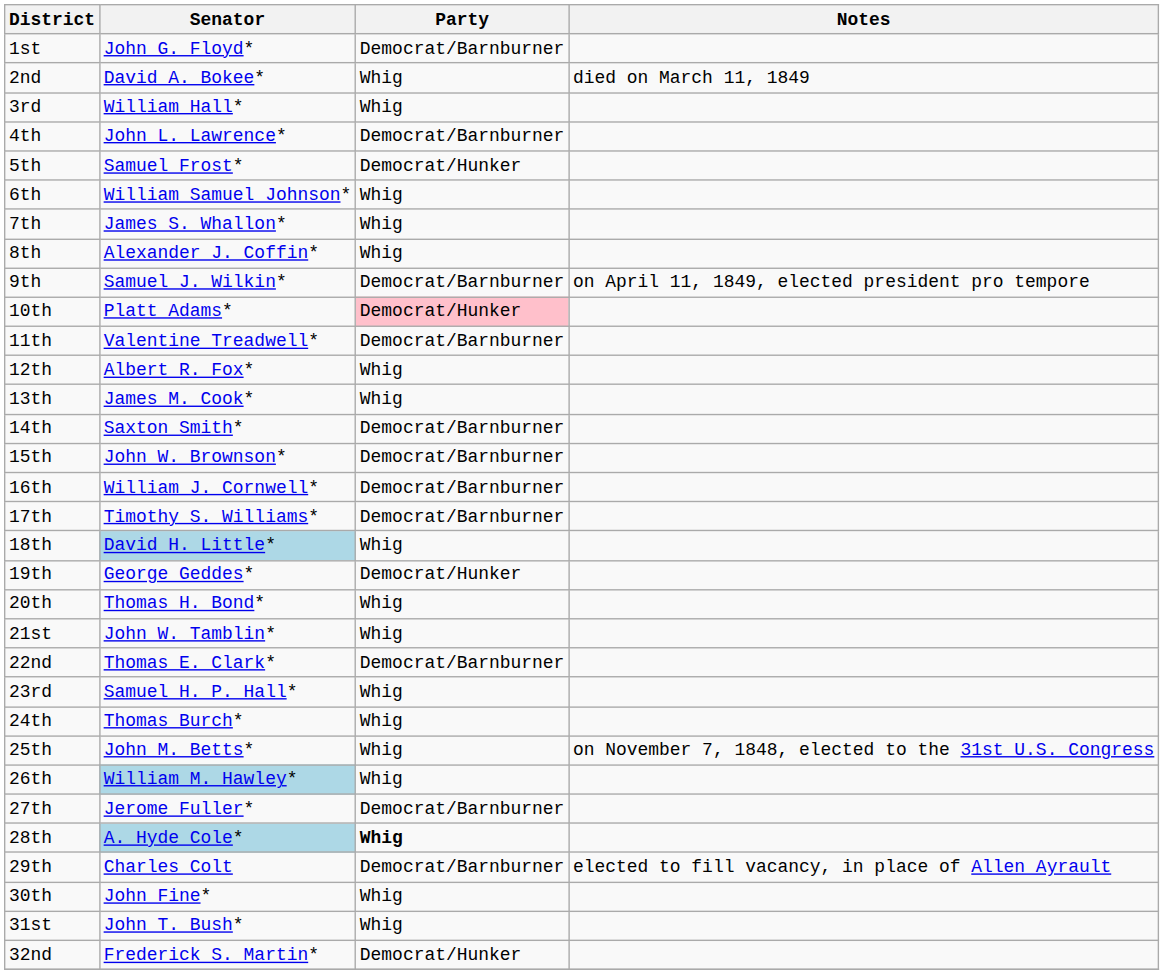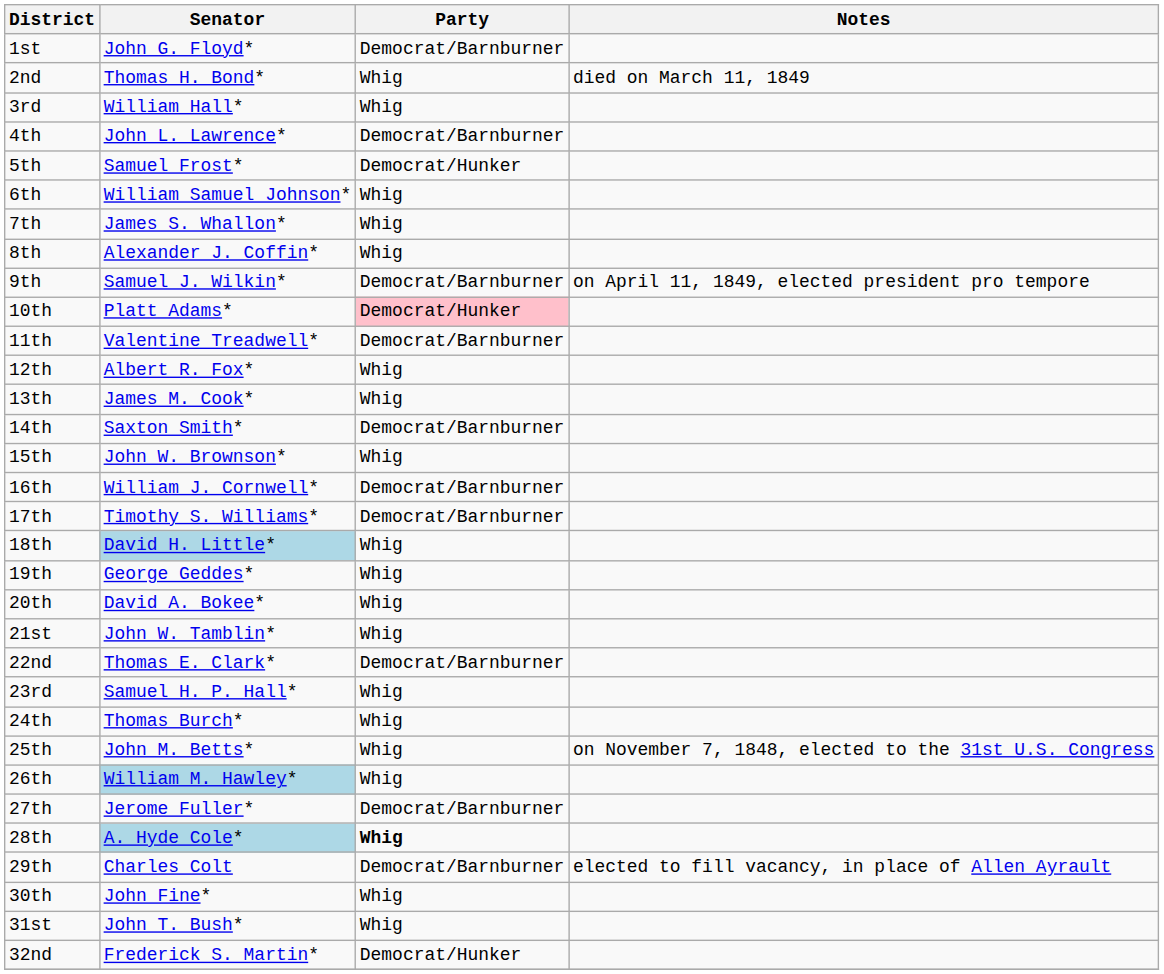(184, 78) David A. Bokee* -> (184, 78) Thomas H. Bond*
(462, 458) Democrat/Barnburner -> (381, 458) Whig
(441, 575) Democrat/Hunker -> (381, 575) Whig
(184, 604) Thomas H. Bond* -> (184, 604) David A. Bokee*
